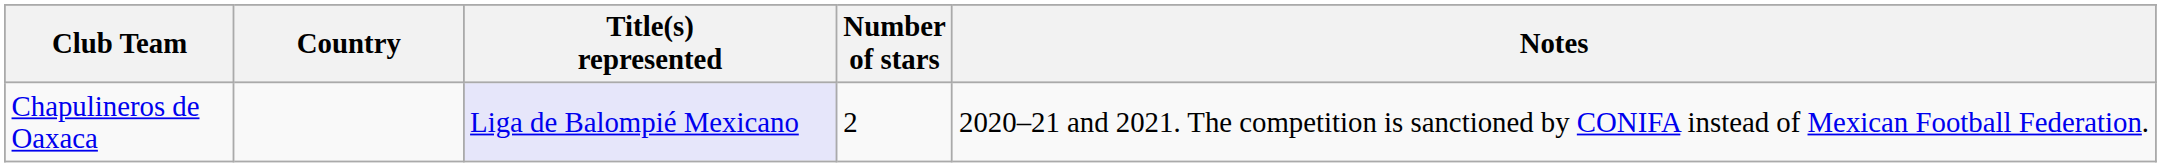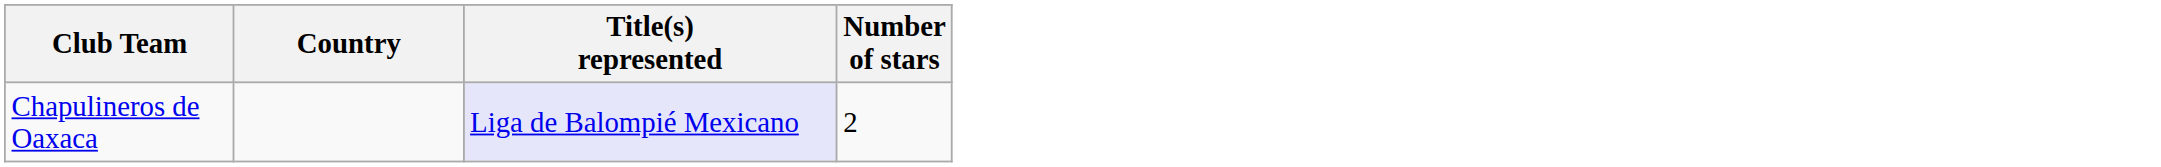- column: (1554, 43)
